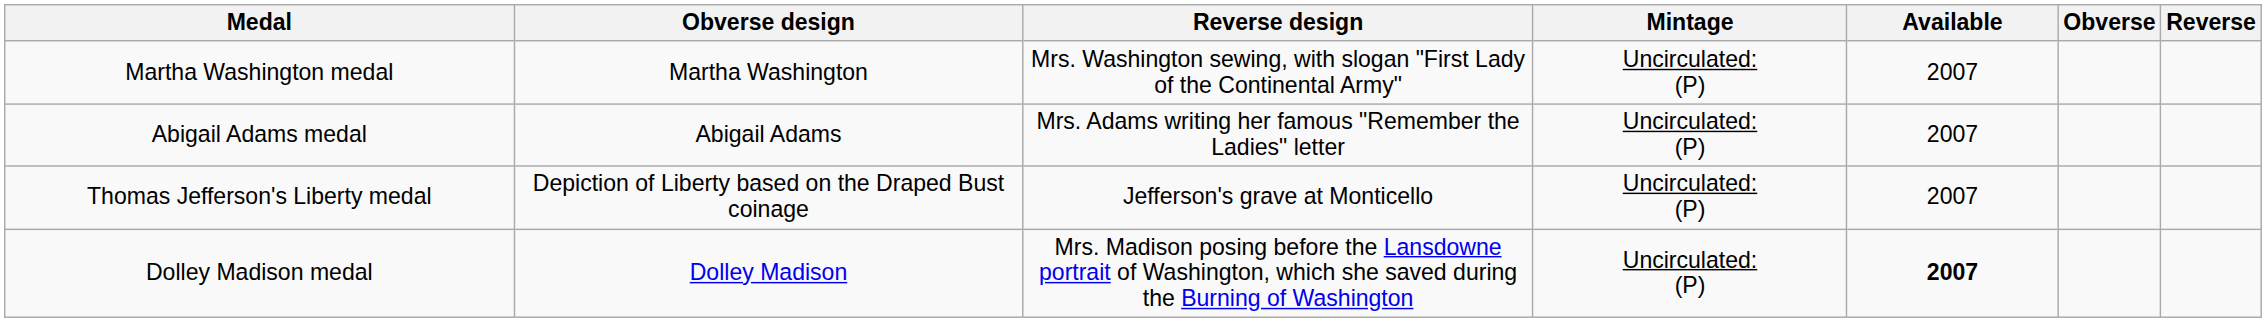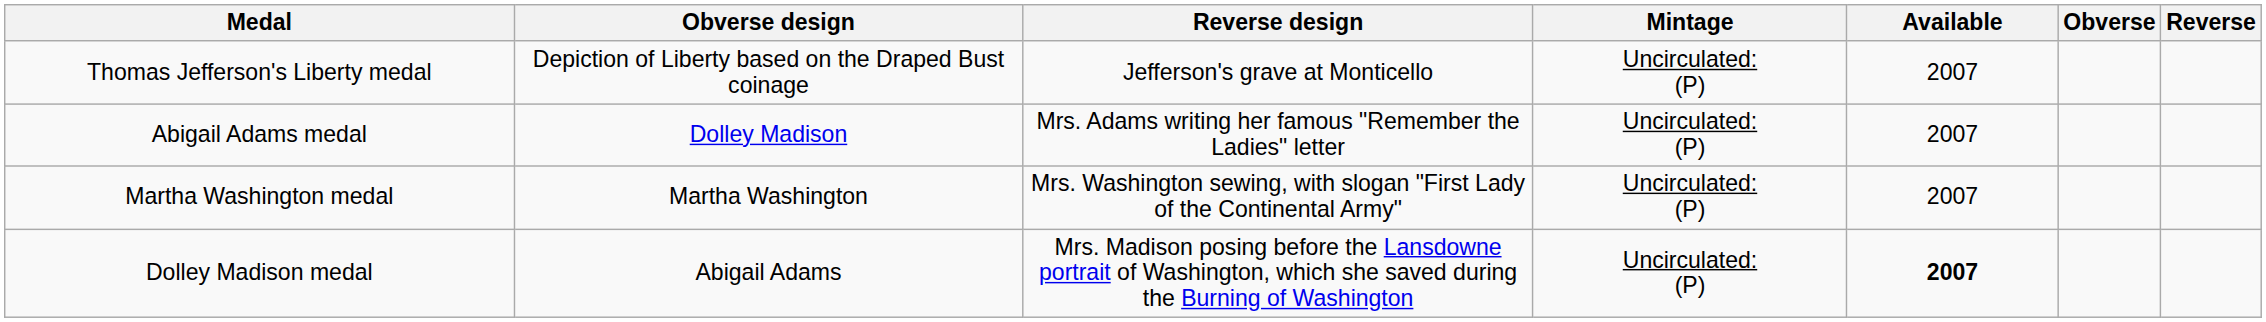rows swapped: (259, 72) <-> (259, 197)
(768, 134) Abigail Adams -> (768, 134) Dolley Madison
(768, 272) Dolley Madison -> (768, 272) Abigail Adams
